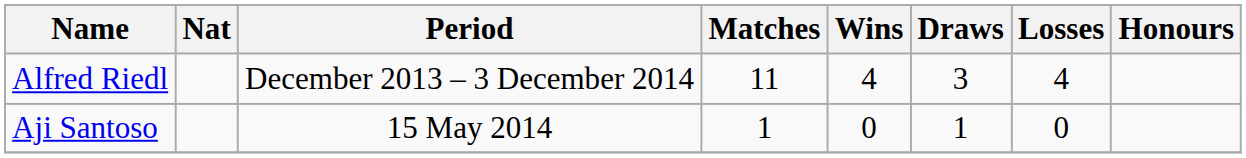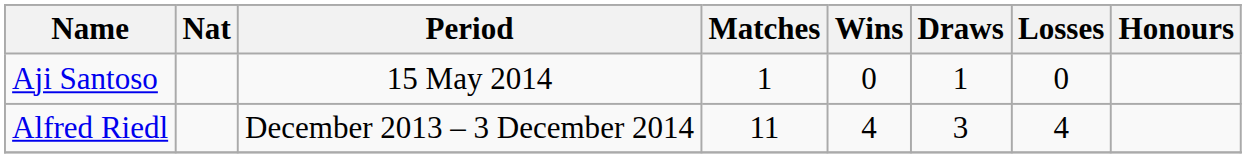rows swapped: (90, 78) <-> (85, 127)
